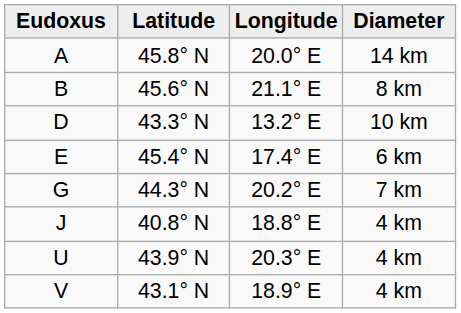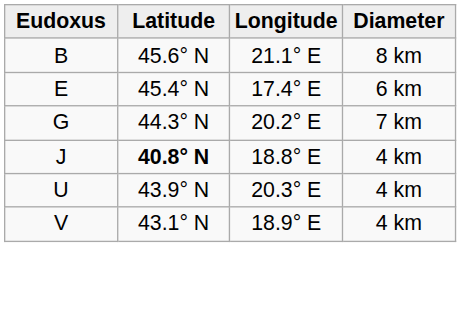- row: (61, 55)
- row: (61, 122)
(174, 223) normal -> (174, 156) bold
